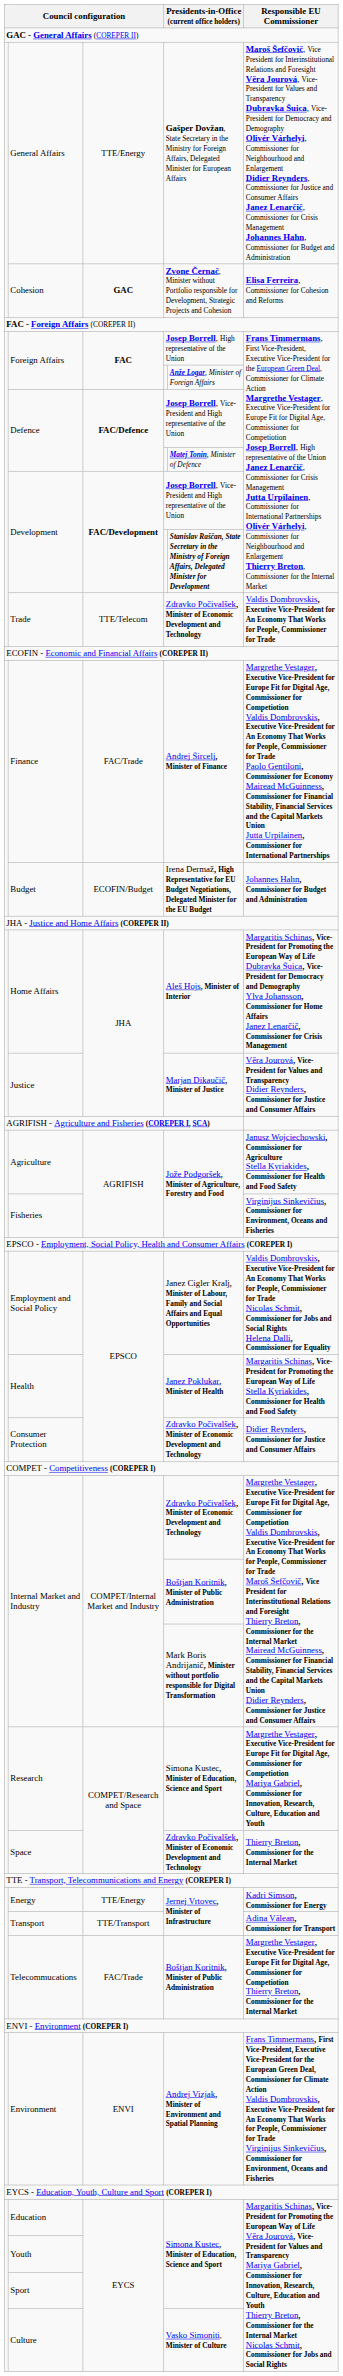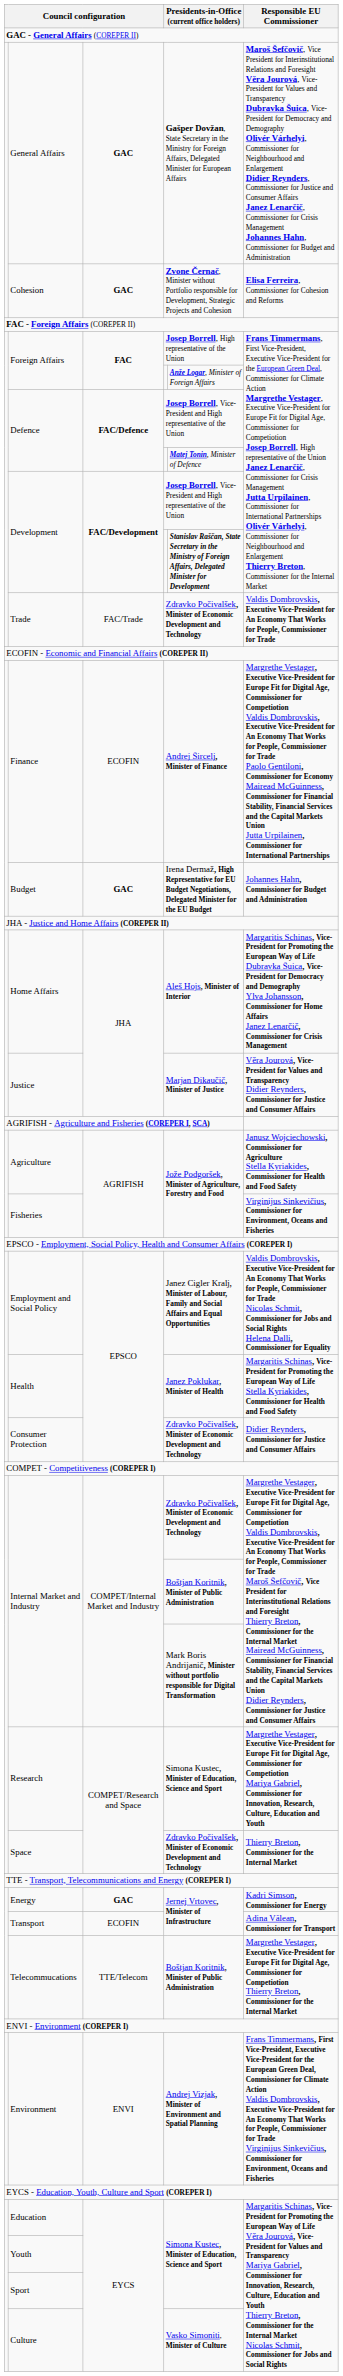(123, 153) TTE/Energy -> (123, 153) GAC
(123, 619) TTE/Telecom -> (123, 619) FAC/Trade
(123, 761) FAC/Trade -> (123, 761) ECOFIN
(123, 889) ECOFIN/Budget -> (123, 889) GAC
(123, 1899) TTE/Energy -> (123, 1899) GAC
(123, 1923) TTE/Transport -> (123, 1923) ECOFIN
(123, 1977) FAC/Trade -> (123, 1977) TTE/Telecom
